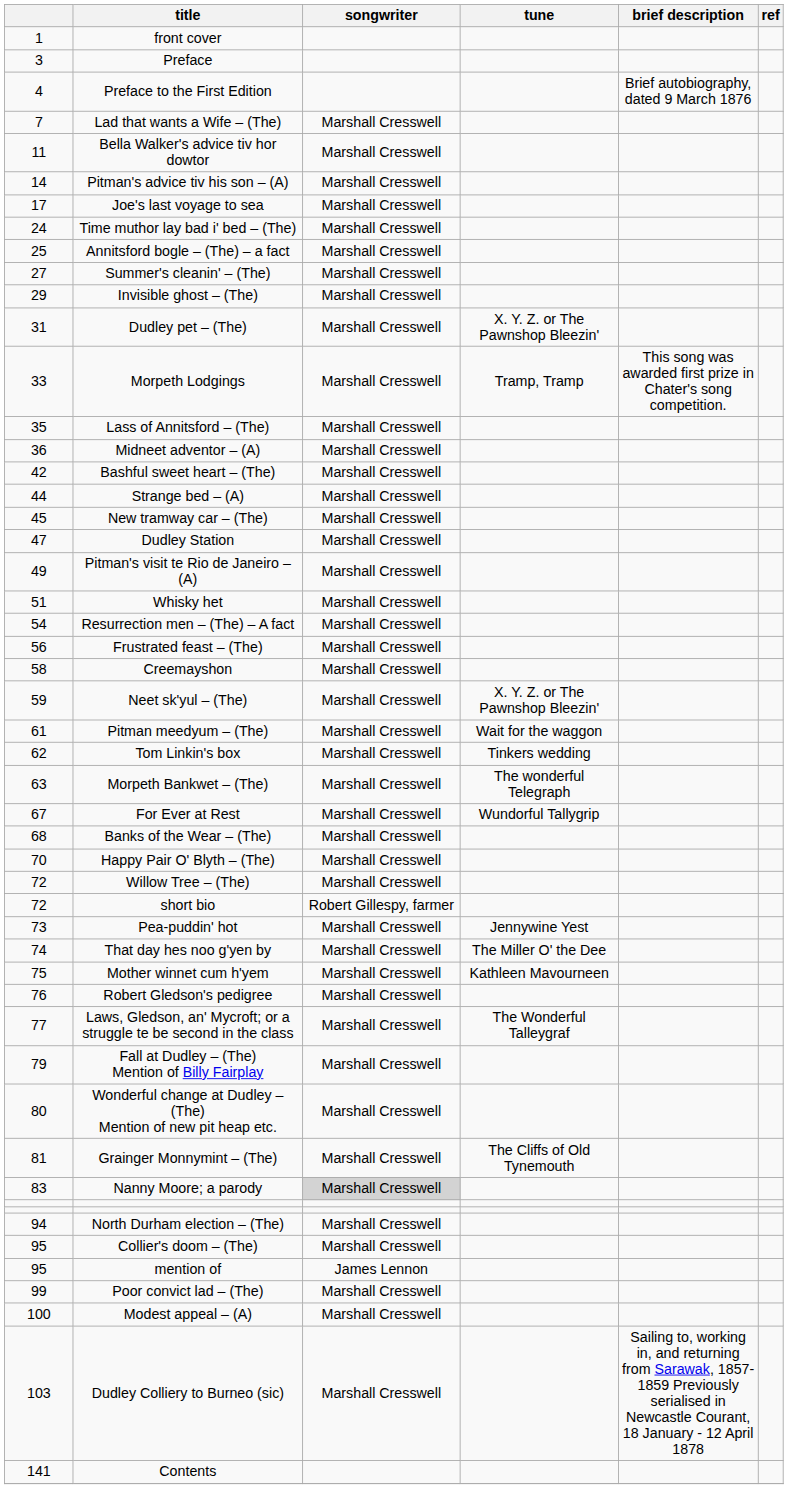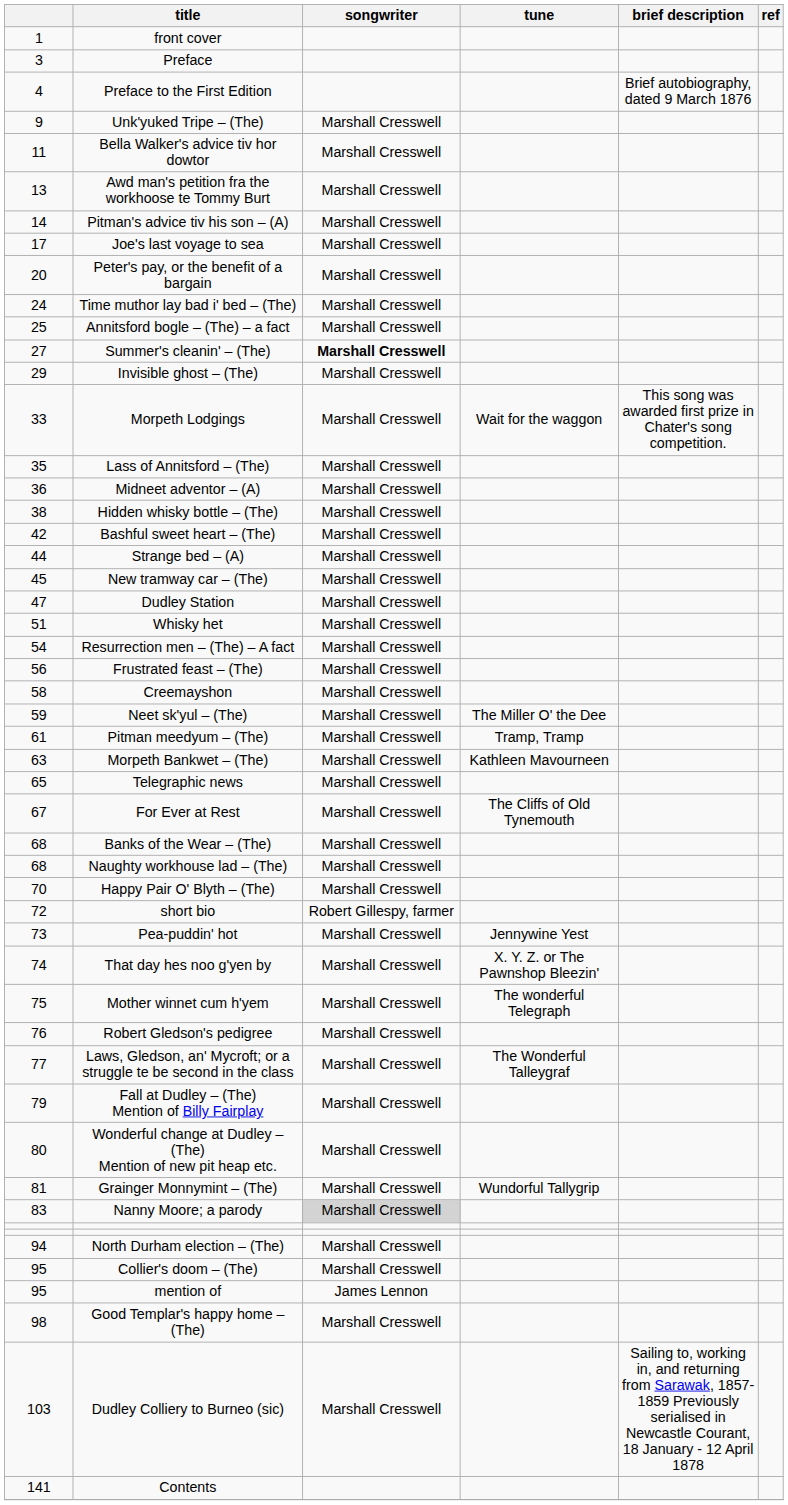- row: (39, 122)
+ row: (39, 122)
+ row: (39, 191)
+ row: (39, 275)
(381, 273) normal -> (381, 350) bold
- row: (39, 326)
(539, 381) Tramp, Tramp -> (539, 420) Wait for the waggon
+ row: (39, 511)
- row: (39, 571)
(539, 700) X. Y. Z. or The Pawnshop Bleezin' -> (539, 715) The Miller O' the Dee
(539, 731) Wait for the waggon -> (539, 737) Tramp, Tramp
- row: (39, 753)
(539, 784) The wonderful Telegraph -> (539, 760) Kathleen Mavourneen
+ row: (39, 782)
(539, 814) Wundorful Tallygrip -> (539, 813) The Cliffs of Old Tynemouth
+ row: (39, 866)
- row: (39, 882)
(539, 950) The Miller O' the Dee -> (539, 964) X. Y. Z. or The Pawnshop Bleezin'
(539, 972) Kathleen Mavourneen -> (539, 1003) The wonderful Telegraph
(539, 1157) The Cliffs of Old Tynemouth -> (539, 1188) Wundorful Tallygrip
+ row: (39, 1322)
- row: (39, 1292)
- row: (39, 1314)
